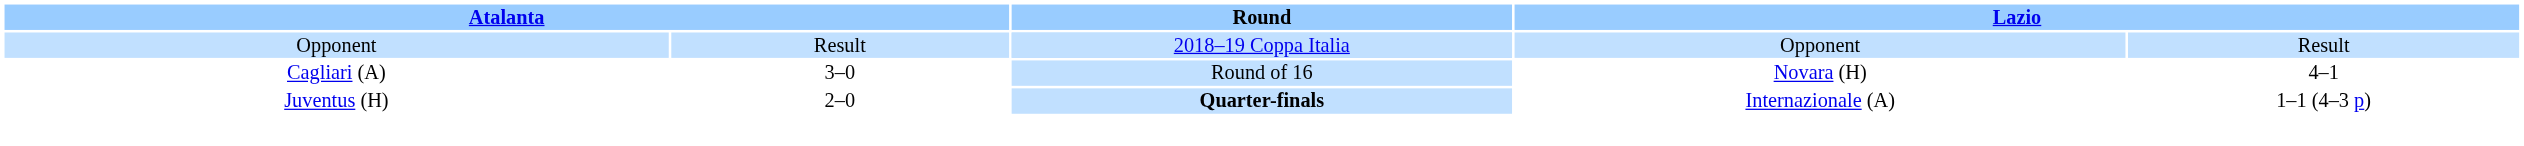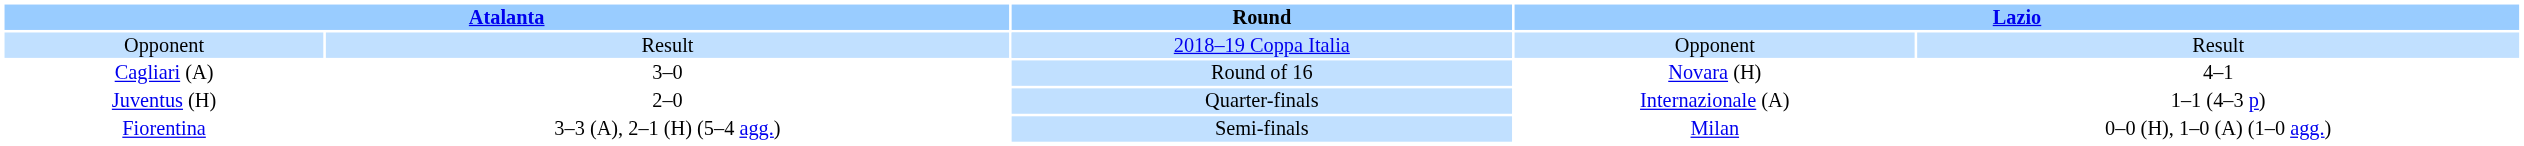(1262, 100) bold -> (1262, 100) normal
+ row: (164, 128)
